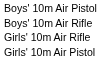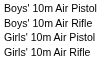rows swapped: (50, 52) <-> (47, 38)
